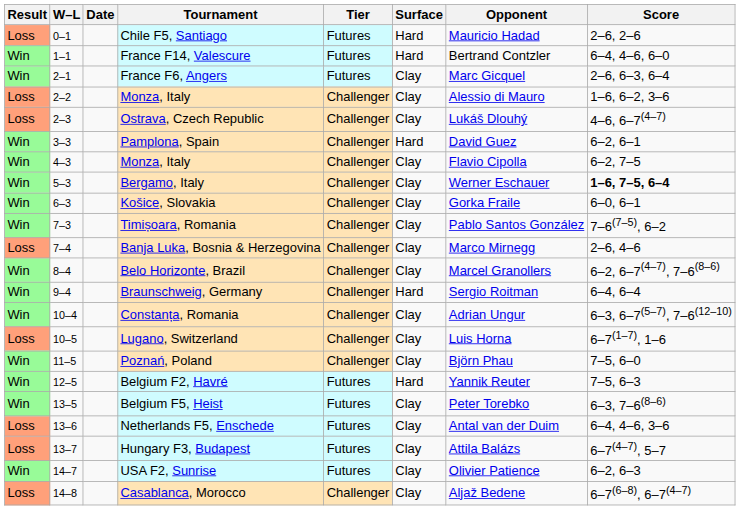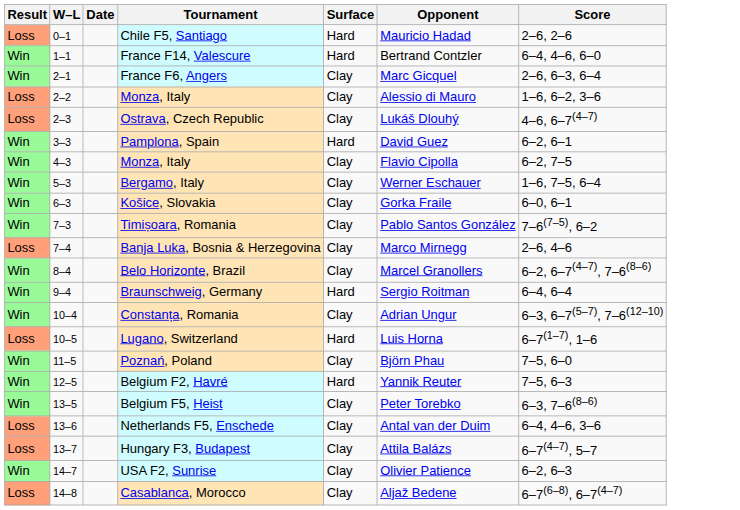- column: (358, 14)
(630, 182) bold -> (561, 182) normal
(408, 338) Clay -> (341, 338) Hard
